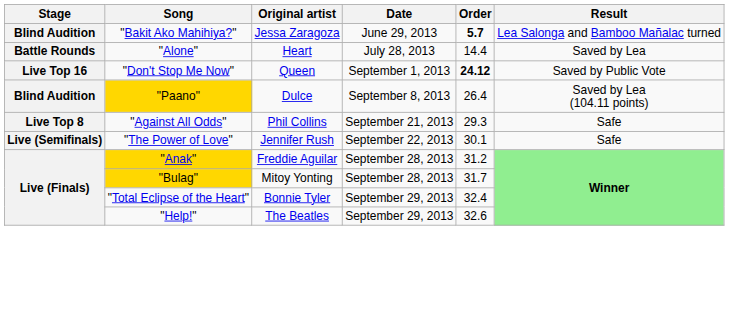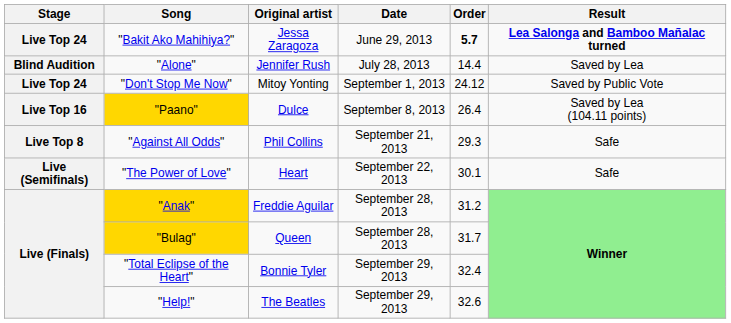(55, 33) Blind Audition -> (54, 40) Live Top 24
(609, 33) normal -> (607, 40) bold
(55, 52) Battle Rounds -> (54, 65) Blind Audition
(297, 52) Heart -> (293, 65) Jennifer Rush
(55, 71) Live Top 16 -> (54, 84) Live Top 24
(297, 71) Queen -> (293, 84) Mitoy Yonting
(475, 71) bold -> (469, 84) normal
(55, 96) Blind Audition -> (54, 110) Live Top 16
(297, 141) Jennifer Rush -> (293, 174) Heart
(297, 179) Mitoy Yonting -> (293, 238) Queen
